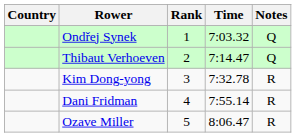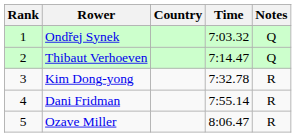columns swapped: (187, 15) <-> (32, 15)
